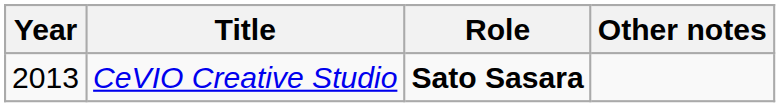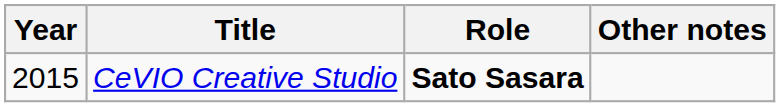(46, 77) 2013 -> (46, 77) 2015
